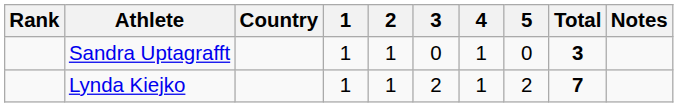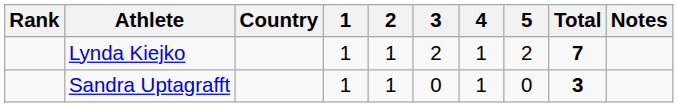rows swapped: (127, 85) <-> (150, 53)
